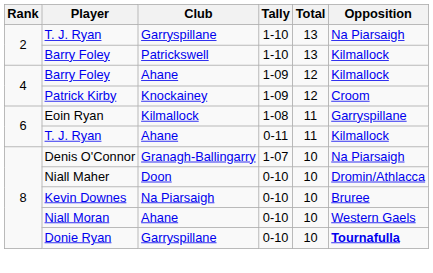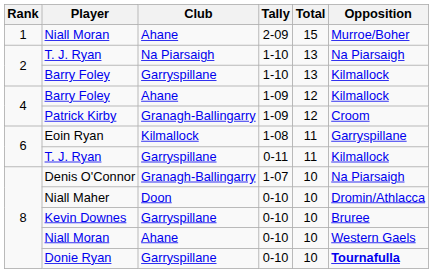+ row: (77, 34)
(179, 34) Garryspillane -> (178, 55) Na Piarsaigh
(175, 55) Patrickswell -> (179, 75) Garryspillane
(174, 95) Knockainey -> (198, 116) Granagh-Ballingarry
(160, 136) Ahane -> (179, 156) Garryspillane
(178, 197) Na Piarsaigh -> (179, 217) Garryspillane
